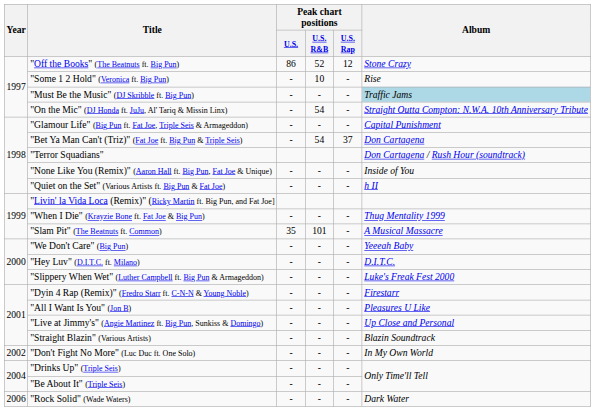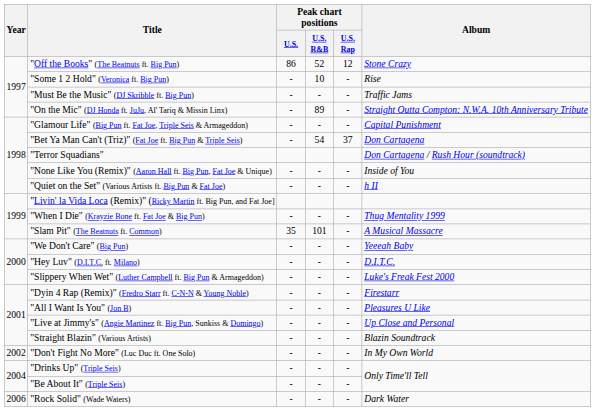(388, 94) lightblue background -> (388, 94) no background
(319, 109) 54 -> (319, 109) 89
